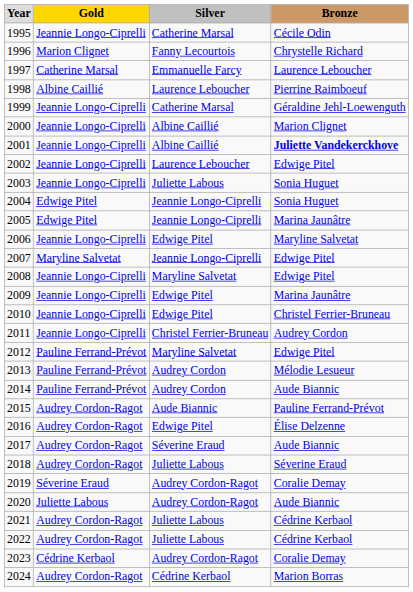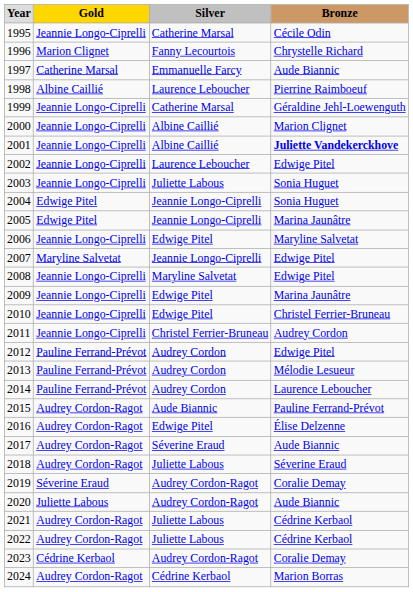(323, 70) Laurence Leboucher -> (307, 70) Aude Biannic
(194, 351) Maryline Salvetat -> (189, 351) Audrey Cordon
(307, 389) Aude Biannic -> (323, 389) Laurence Leboucher
